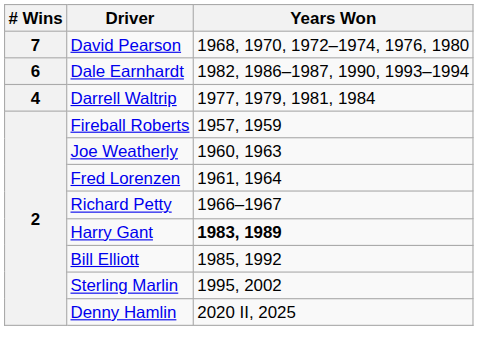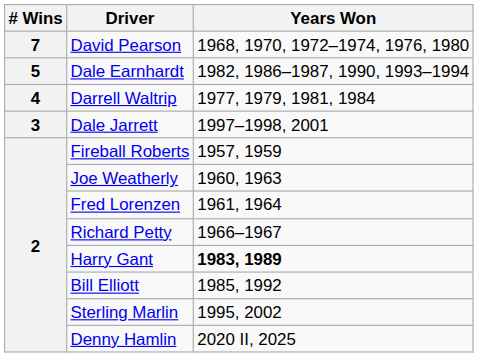(36, 72) 6 -> (36, 72) 5
+ row: (114, 125)
